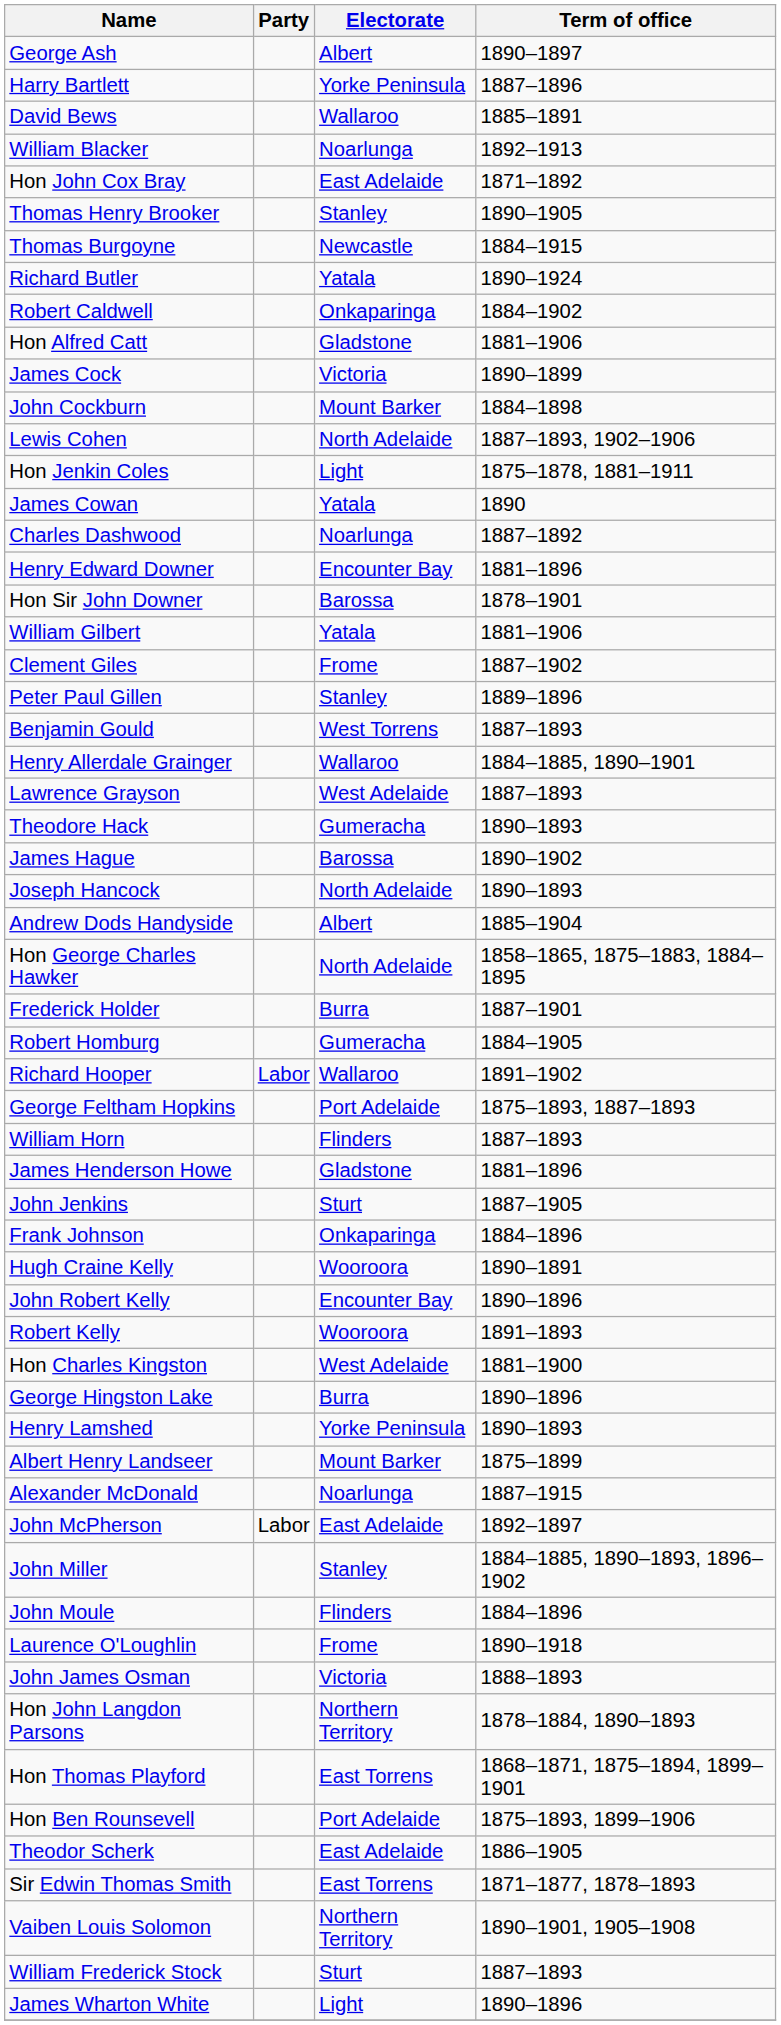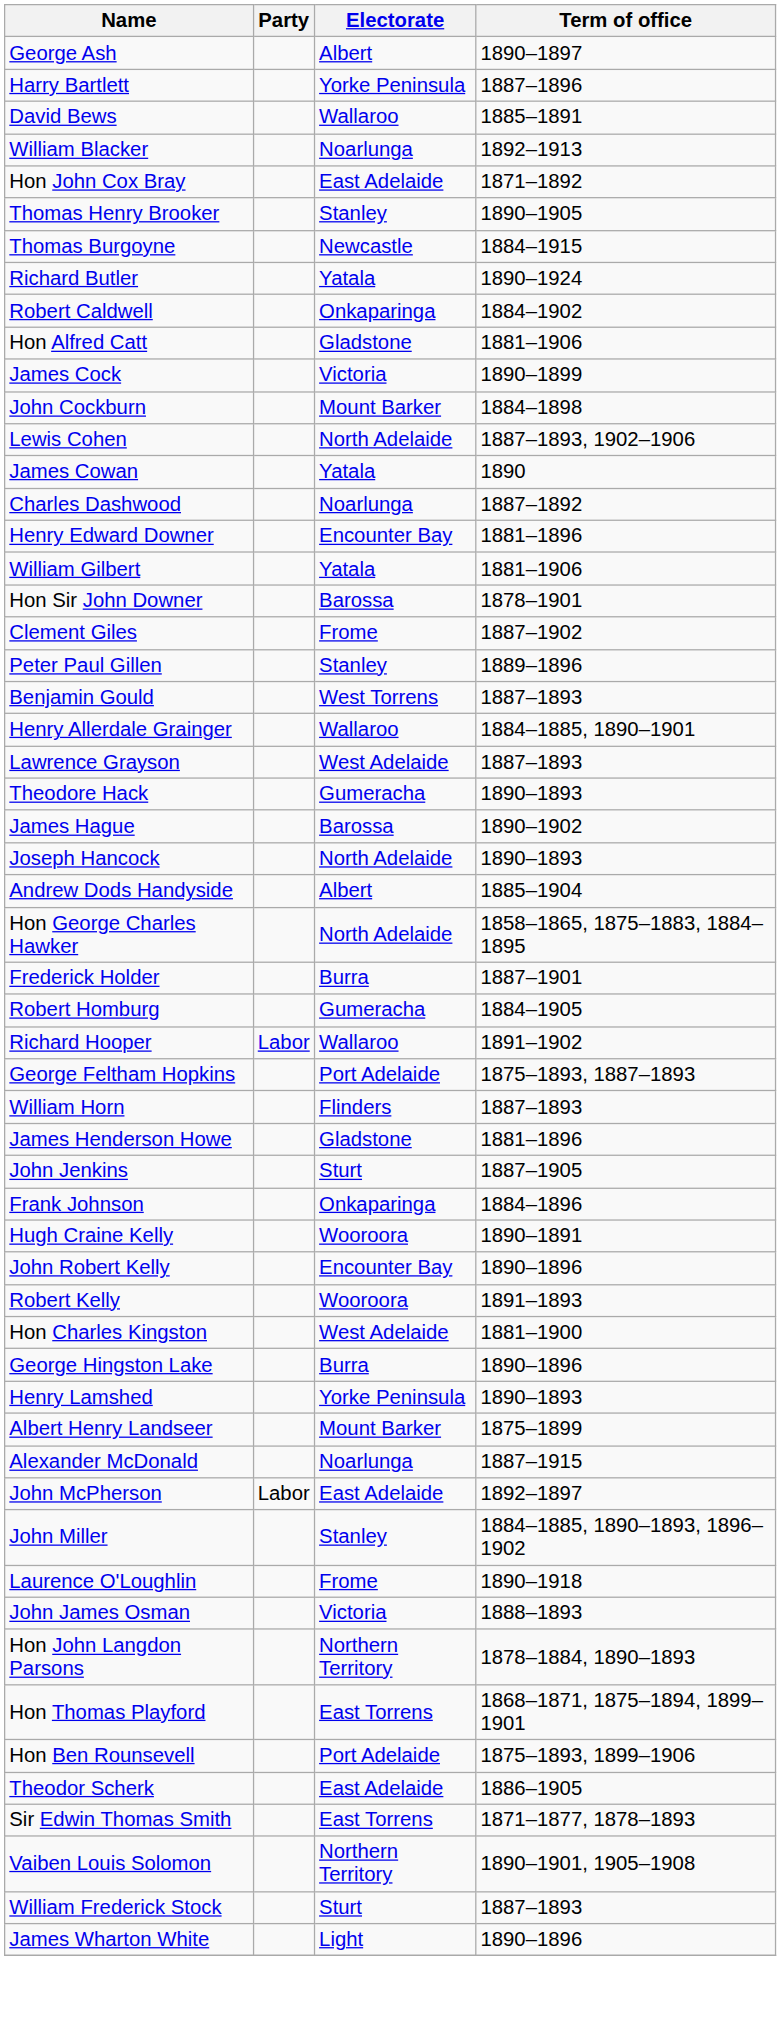- row: (89, 471)
rows swapped: (106, 600) <-> (75, 632)
- row: (62, 1613)
